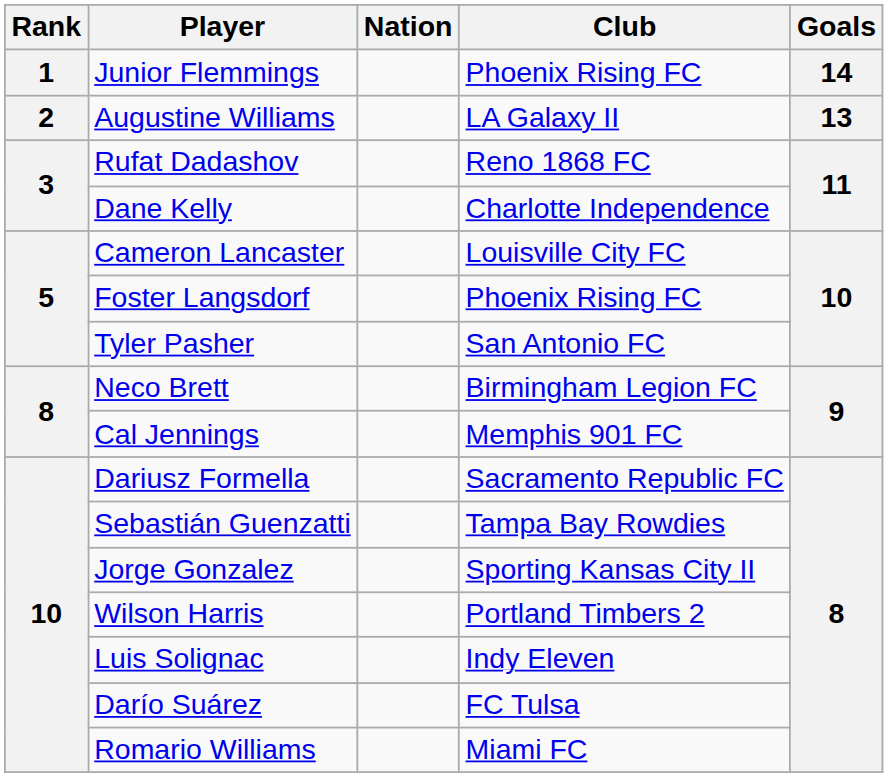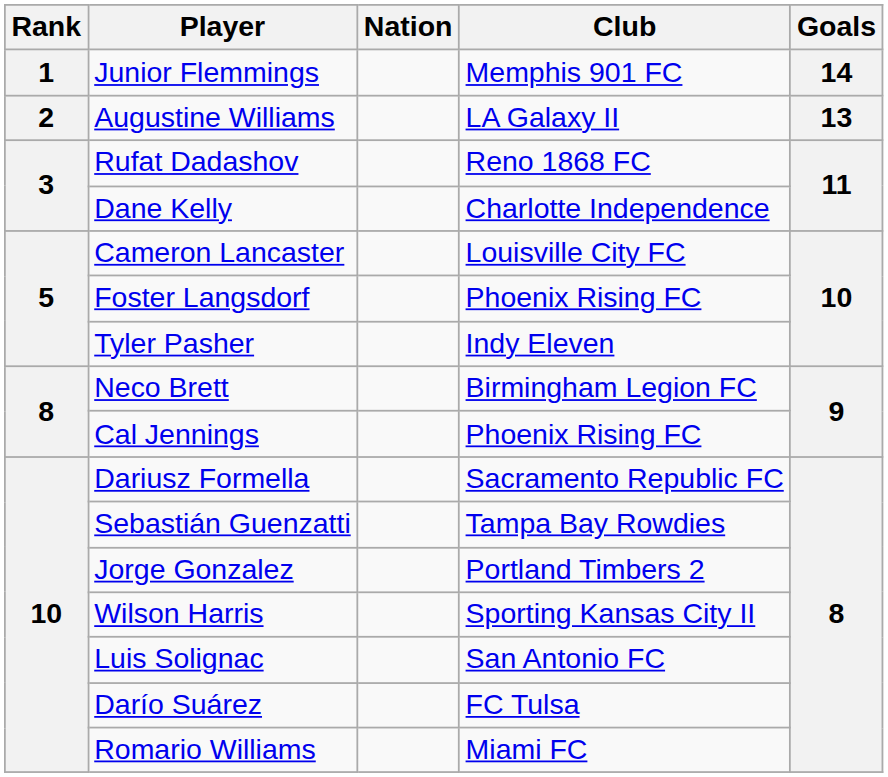(584, 72) Phoenix Rising FC -> (574, 72) Memphis 901 FC
(565, 343) San Antonio FC -> (540, 343) Indy Eleven
(574, 433) Memphis 901 FC -> (584, 433) Phoenix Rising FC
(610, 569) Sporting Kansas City II -> (585, 569) Portland Timbers 2
(585, 614) Portland Timbers 2 -> (610, 614) Sporting Kansas City II
(540, 659) Indy Eleven -> (565, 659) San Antonio FC
